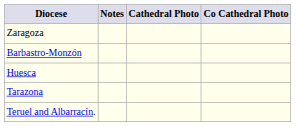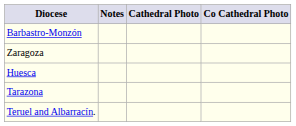rows swapped: (25, 34) <-> (44, 53)
